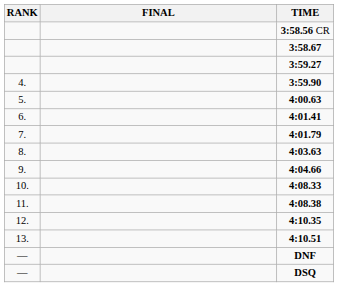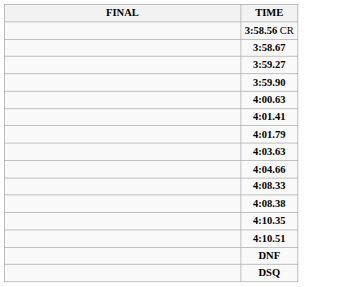- column: (22, 13)
